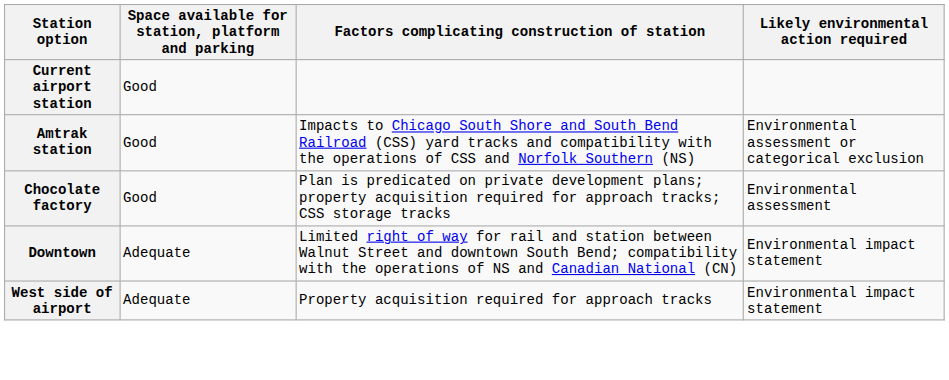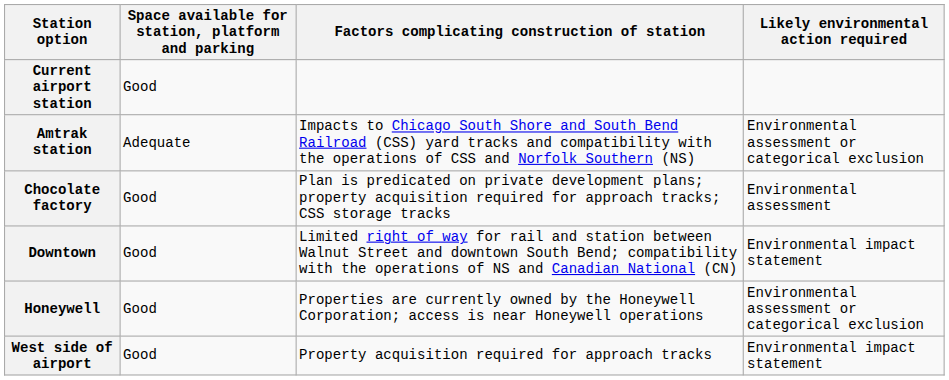(140, 143) Good -> (157, 143) Adequate
(157, 253) Adequate -> (140, 253) Good
+ row: (62, 309)
(157, 300) Adequate -> (140, 356) Good
